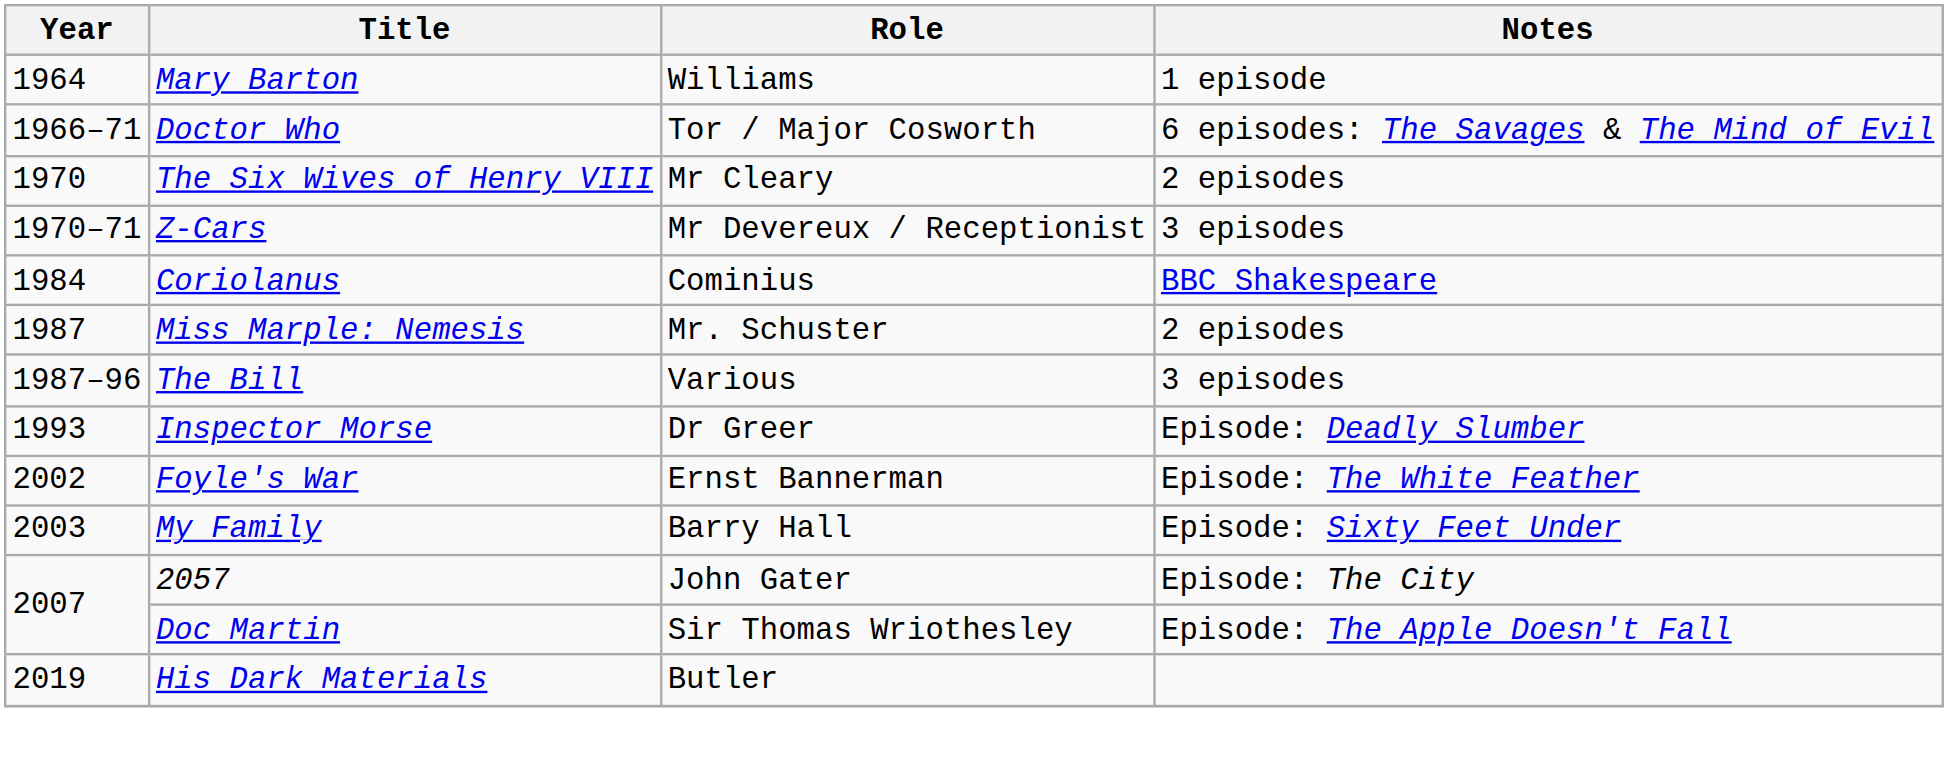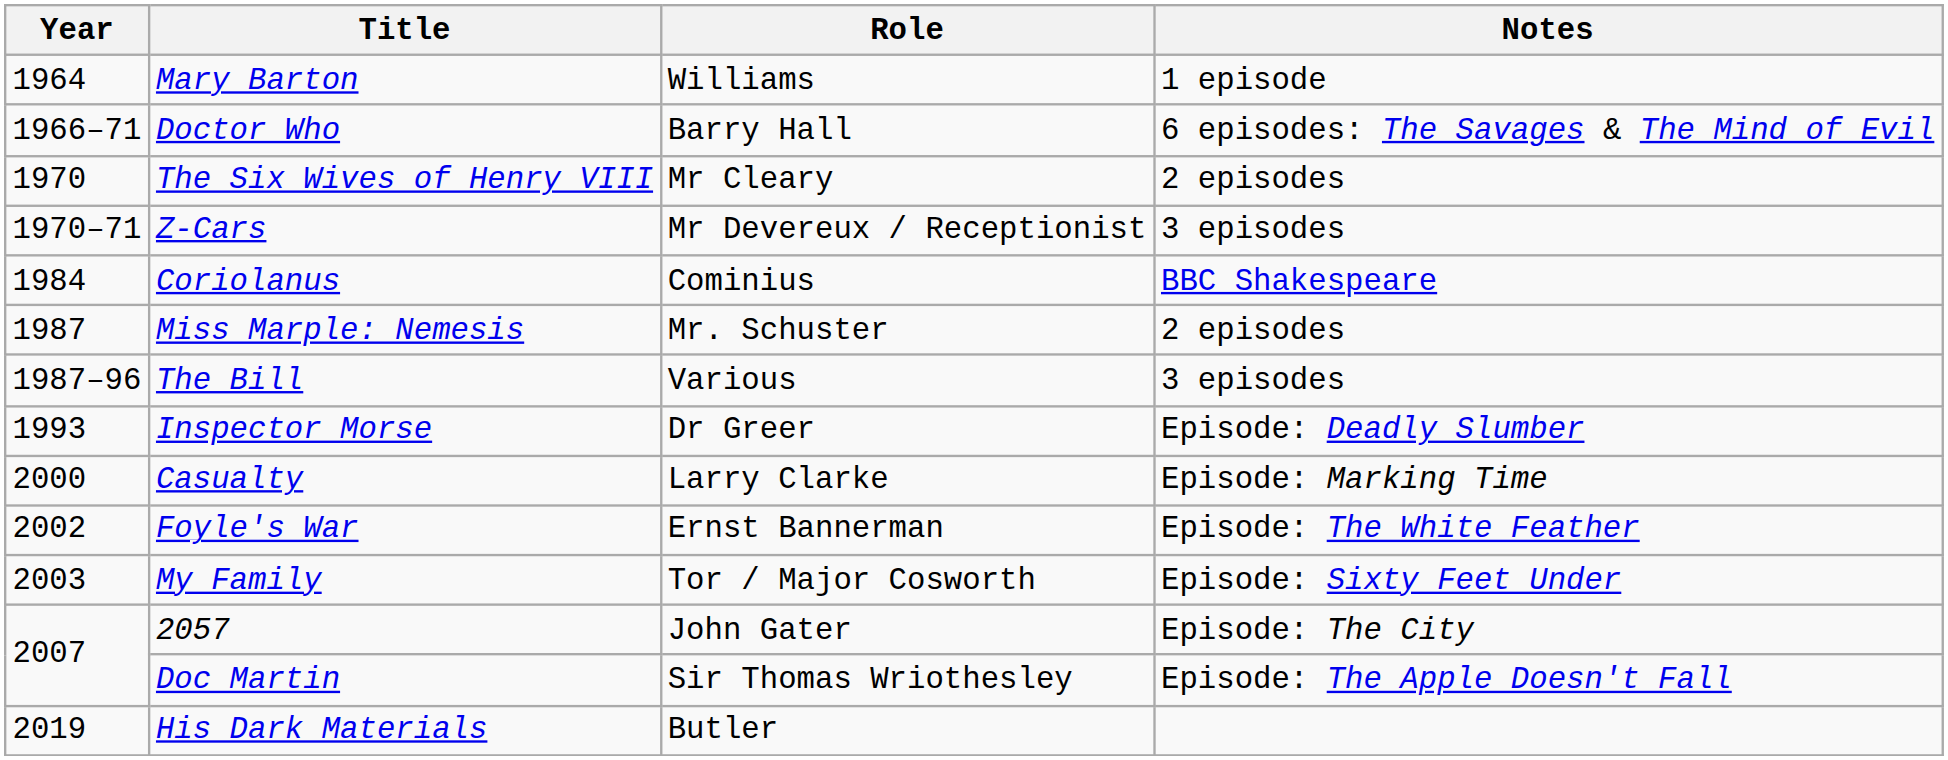(852, 130) Tor / Major Cosworth -> (760, 130) Barry Hall
+ row: (230, 480)
(760, 530) Barry Hall -> (852, 580) Tor / Major Cosworth
